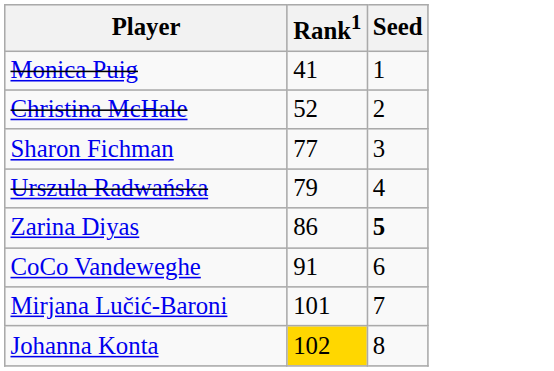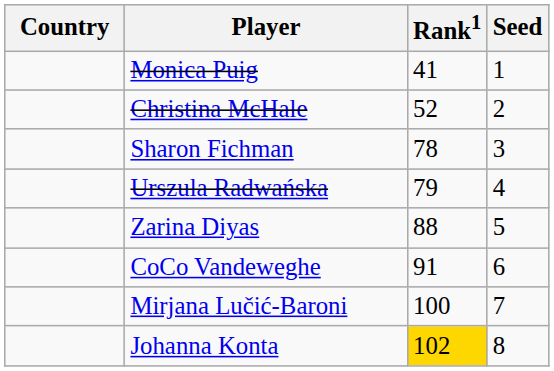+ column: (65, 27)
(306, 148) 77 -> (426, 148) 78
(306, 227) 86 -> (426, 227) 88
(379, 227) bold -> (499, 227) normal
(312, 306) 101 -> (432, 306) 100
